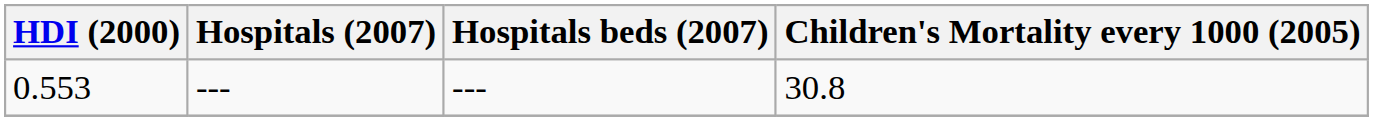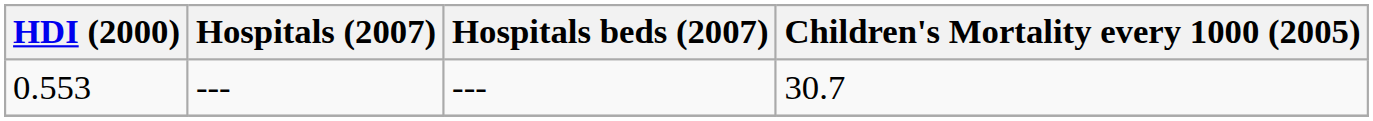(815, 87) 30.8 -> (815, 87) 30.7
